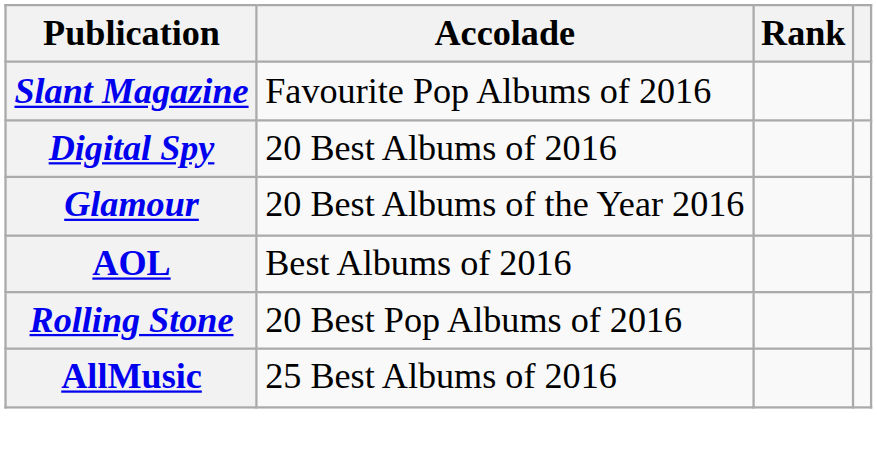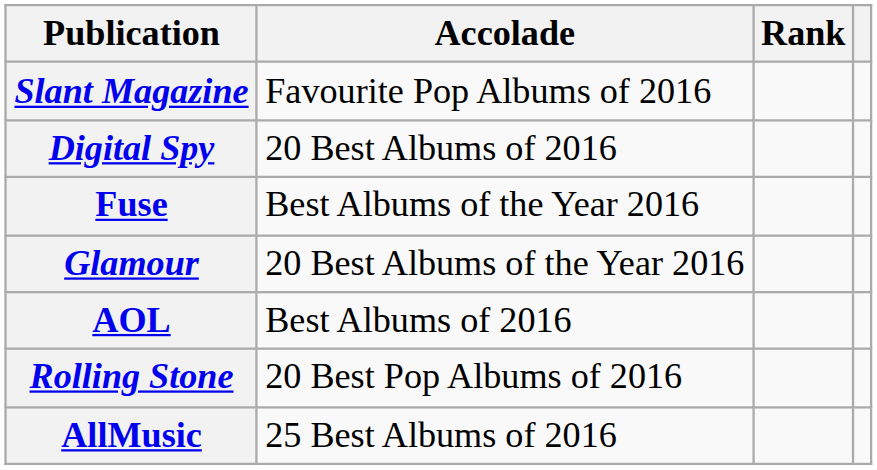+ row: (132, 205)
